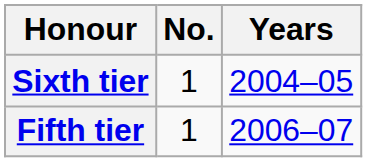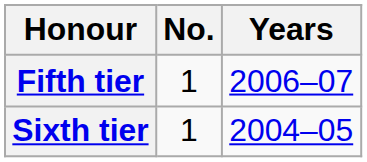rows swapped: (80, 130) <-> (80, 80)
